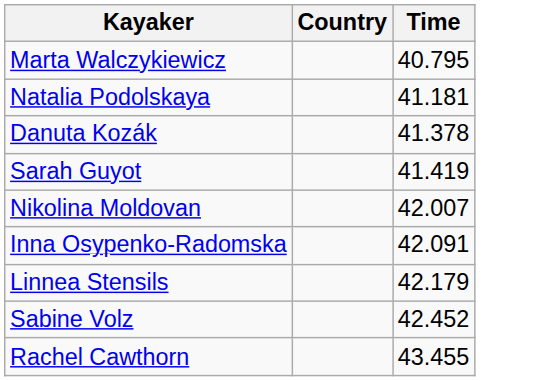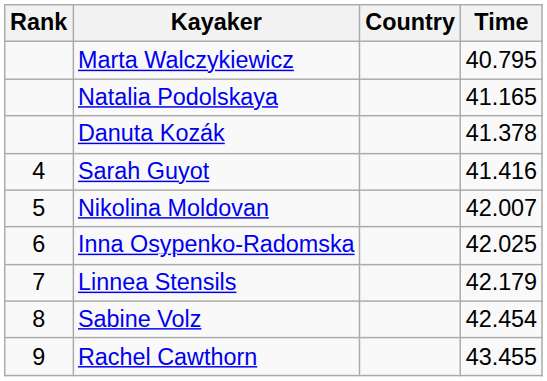+ column: (39, 23)
(433, 97) 41.181 -> (501, 97) 41.165
(433, 171) 41.419 -> (501, 171) 41.416
(433, 245) 42.091 -> (501, 245) 42.025
(433, 319) 42.452 -> (501, 319) 42.454
